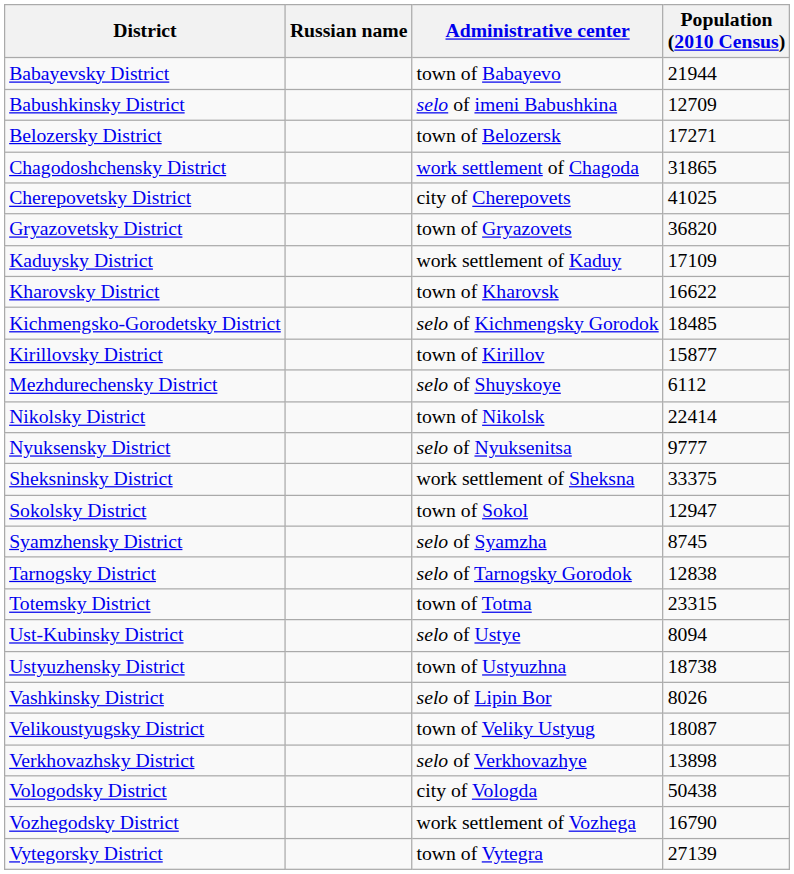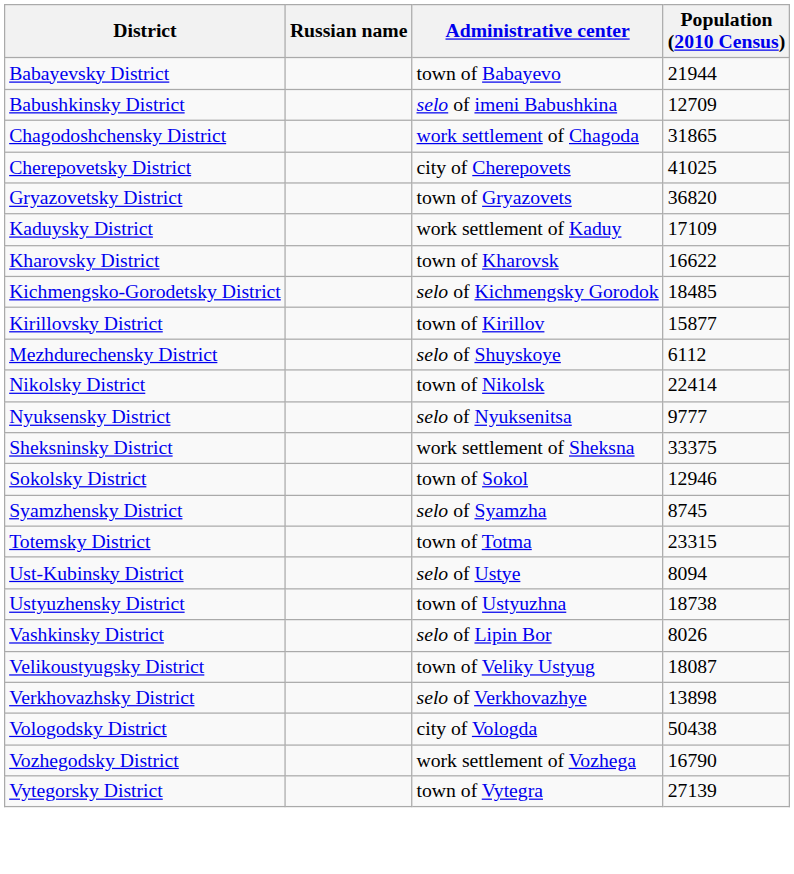- row: (85, 135)
(692, 510) 12947 -> (692, 479) 12946
- row: (83, 572)
